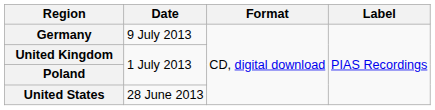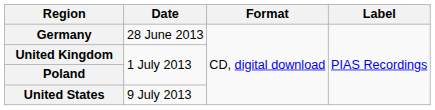(159, 34) 9 July 2013 -> (165, 34) 28 June 2013
(165, 94) 28 June 2013 -> (159, 94) 9 July 2013
